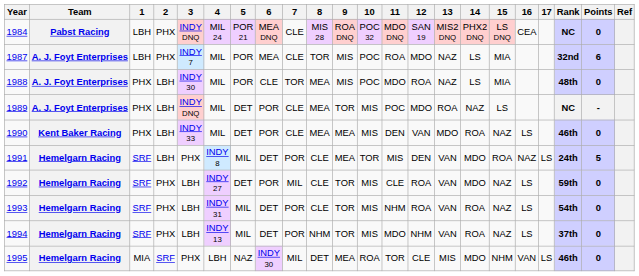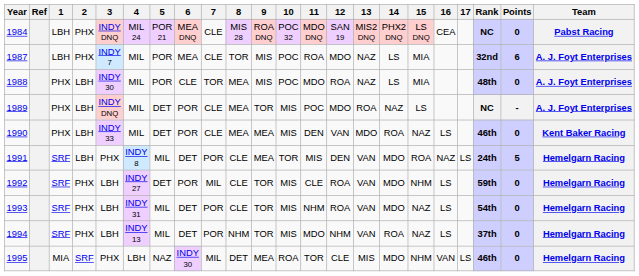columns swapped: (80, 12) <-> (624, 12)
(502, 183) NAZ -> (421, 183) NHM
(475, 208) ROA -> (394, 208) MDO
